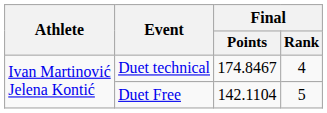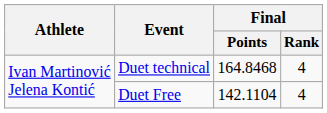(247, 68) 174.8467 -> (247, 68) 164.8468
(302, 94) 5 -> (302, 94) 4
